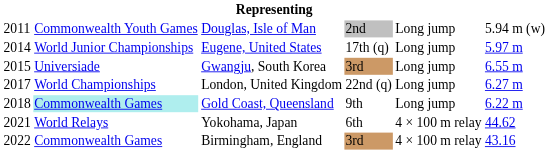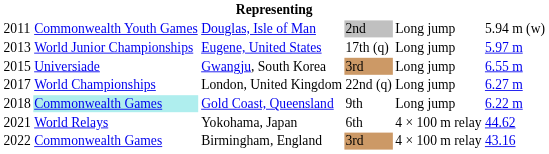(17, 47) 2014 -> (17, 47) 2013
